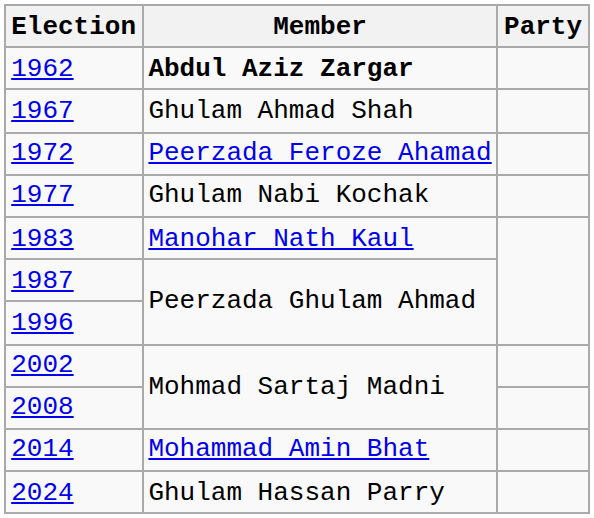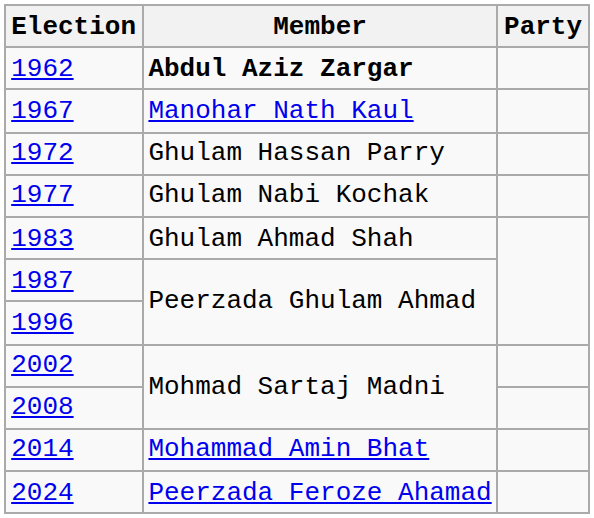(281, 111) Ghulam Ahmad Shah -> (281, 111) Manohar Nath Kaul
(320, 153) Peerzada Feroze Ahamad -> (297, 153) Ghulam Hassan Parry
(281, 238) Manohar Nath Kaul -> (281, 238) Ghulam Ahmad Shah
(297, 492) Ghulam Hassan Parry -> (320, 492) Peerzada Feroze Ahamad
